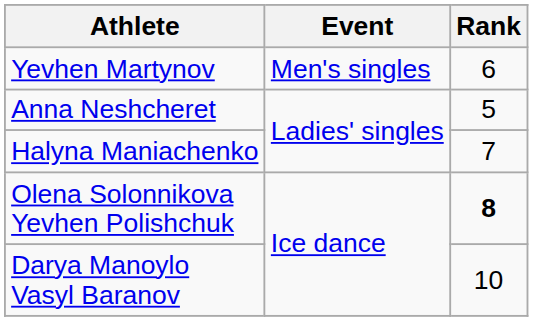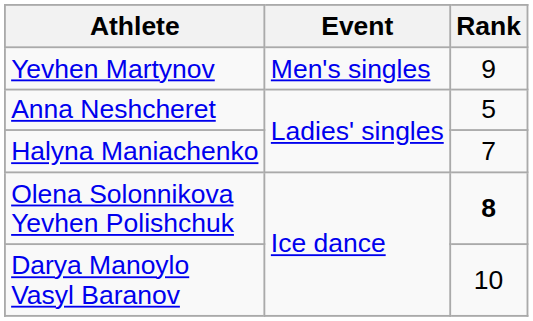(489, 68) 6 -> (489, 68) 9
